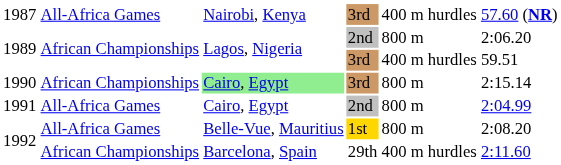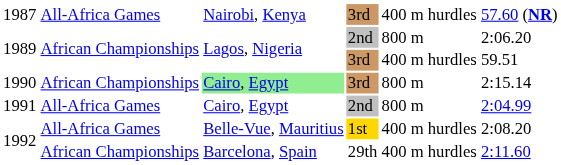(403, 128) 800 m -> (429, 128) 400 m hurdles
